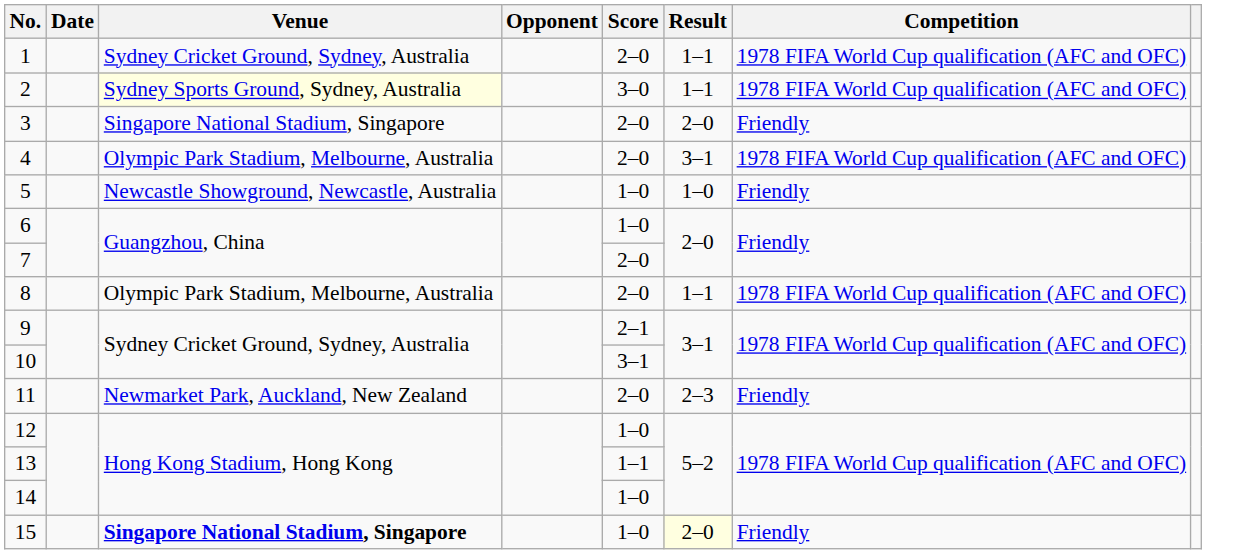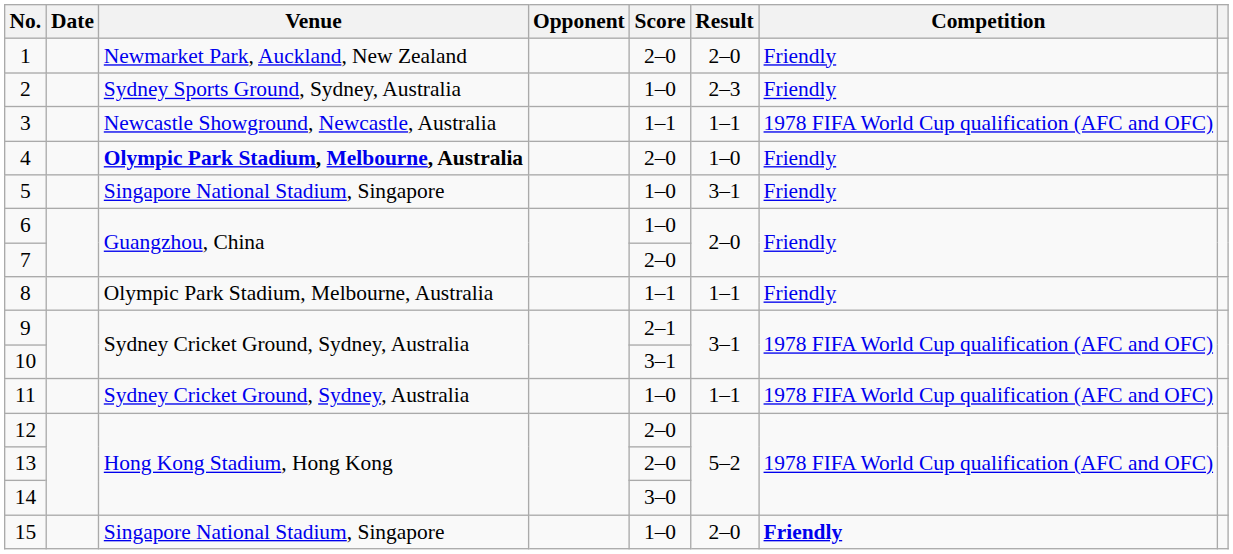(287, 55) Sydney Cricket Ground, Sydney, Australia -> (285, 55) Newmarket Park, Auckland, New Zealand
(698, 55) 1–1 -> (725, 55) 2–0
(961, 55) 1978 FIFA World Cup qualification (AFC and OFC) -> (800, 55) Friendly
(282, 89) lightyellow background -> (282, 89) no background
(633, 89) 3–0 -> (660, 89) 1–0
(698, 89) 1–1 -> (725, 89) 2–3
(961, 89) 1978 FIFA World Cup qualification (AFC and OFC) -> (800, 89) Friendly
(274, 123) Singapore National Stadium, Singapore -> (300, 123) Newcastle Showground, Newcastle, Australia
(633, 123) 2–0 -> (660, 123) 1–1
(698, 123) 2–0 -> (725, 123) 1–1
(773, 123) Friendly -> (988, 123) 1978 FIFA World Cup qualification (AFC and OFC)
(299, 157) normal -> (313, 157) bold
(698, 157) 3–1 -> (725, 157) 1–0
(961, 157) 1978 FIFA World Cup qualification (AFC and OFC) -> (800, 157) Friendly
(300, 191) Newcastle Showground, Newcastle, Australia -> (274, 191) Singapore National Stadium, Singapore
(698, 191) 1–0 -> (725, 191) 3–1
(633, 293) 2–0 -> (660, 293) 1–1
(961, 293) 1978 FIFA World Cup qualification (AFC and OFC) -> (800, 293) Friendly
(285, 395) Newmarket Park, Auckland, New Zealand -> (287, 395) Sydney Cricket Ground, Sydney, Australia
(633, 395) 2–0 -> (660, 395) 1–0
(698, 395) 2–3 -> (725, 395) 1–1
(773, 395) Friendly -> (988, 395) 1978 FIFA World Cup qualification (AFC and OFC)
(633, 429) 1–0 -> (660, 429) 2–0
(633, 463) 1–1 -> (660, 463) 2–0
(633, 497) 1–0 -> (660, 497) 3–0
(285, 531) bold -> (274, 531) normal
(698, 531) lightyellow background -> (725, 531) no background
(773, 531) normal -> (803, 531) bold
